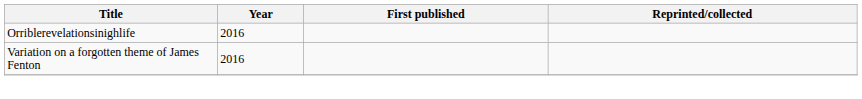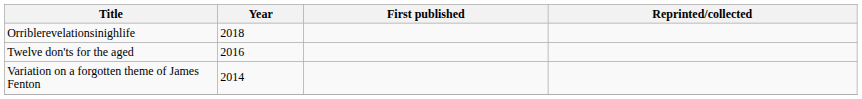(232, 33) 2016 -> (232, 33) 2018
+ row: (70, 52)
(232, 58) 2016 -> (232, 77) 2014
